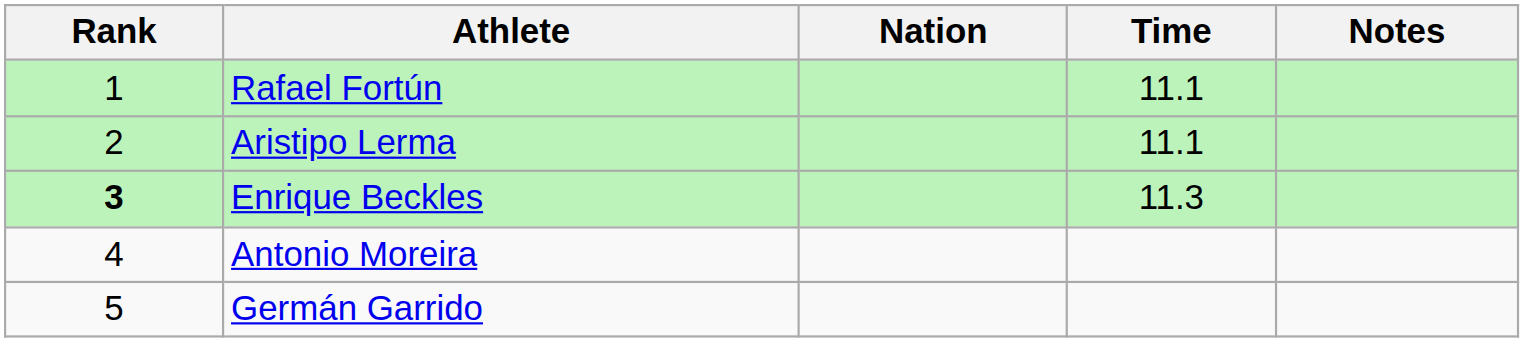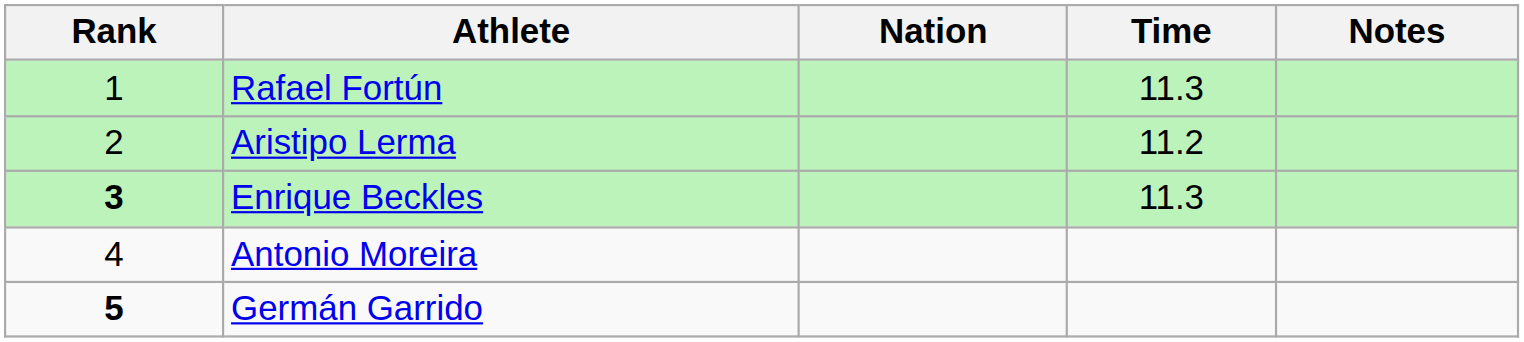(1171, 87) 11.1 -> (1171, 87) 11.3
(1171, 142) 11.1 -> (1171, 142) 11.2
(114, 308) normal -> (114, 308) bold
